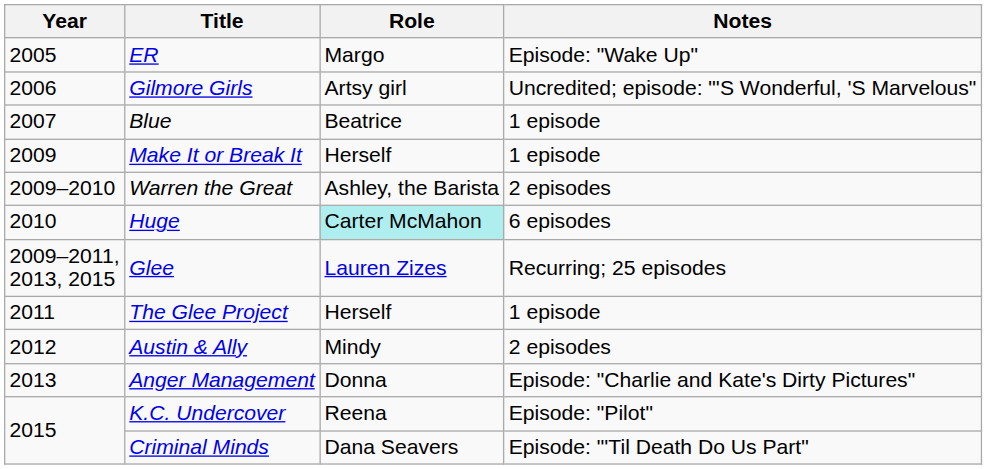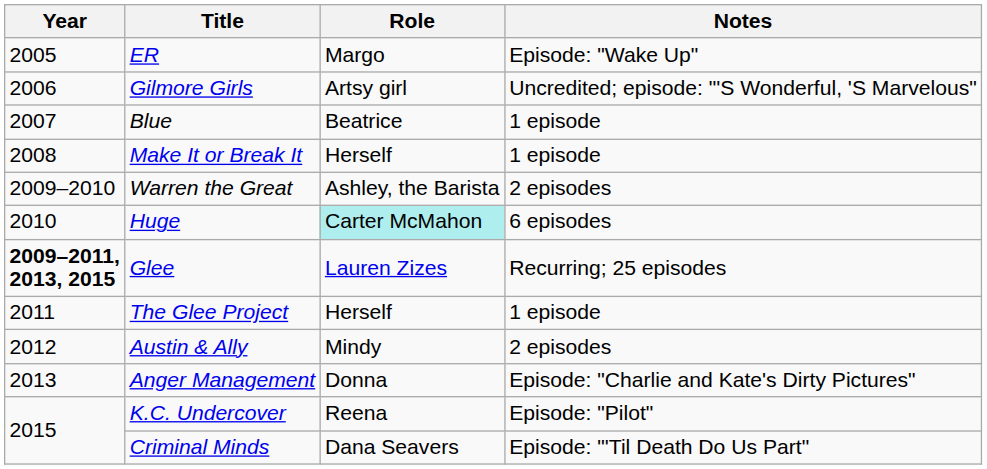(33, 155) 2009 -> (33, 155) 2008
(65, 267) normal -> (65, 267) bold
